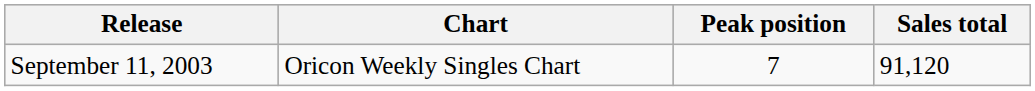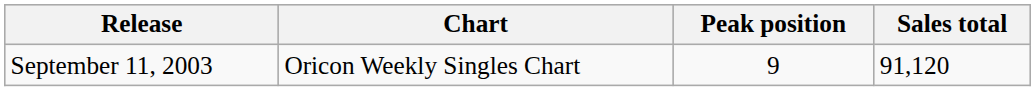(773, 64) 7 -> (773, 64) 9
